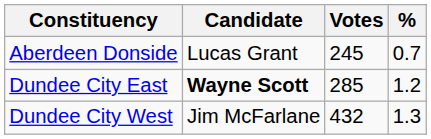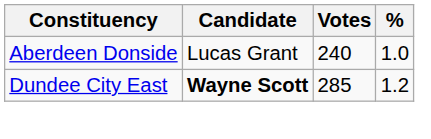(347, 52) 245 -> (335, 52) 240
(407, 52) 0.7 -> (395, 52) 1.0
- row: (91, 117)
